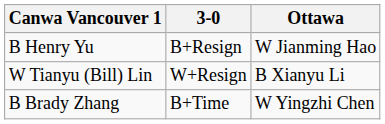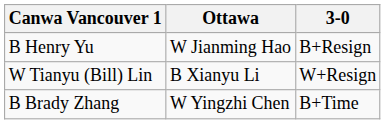columns swapped: (208, 18) <-> (316, 18)
